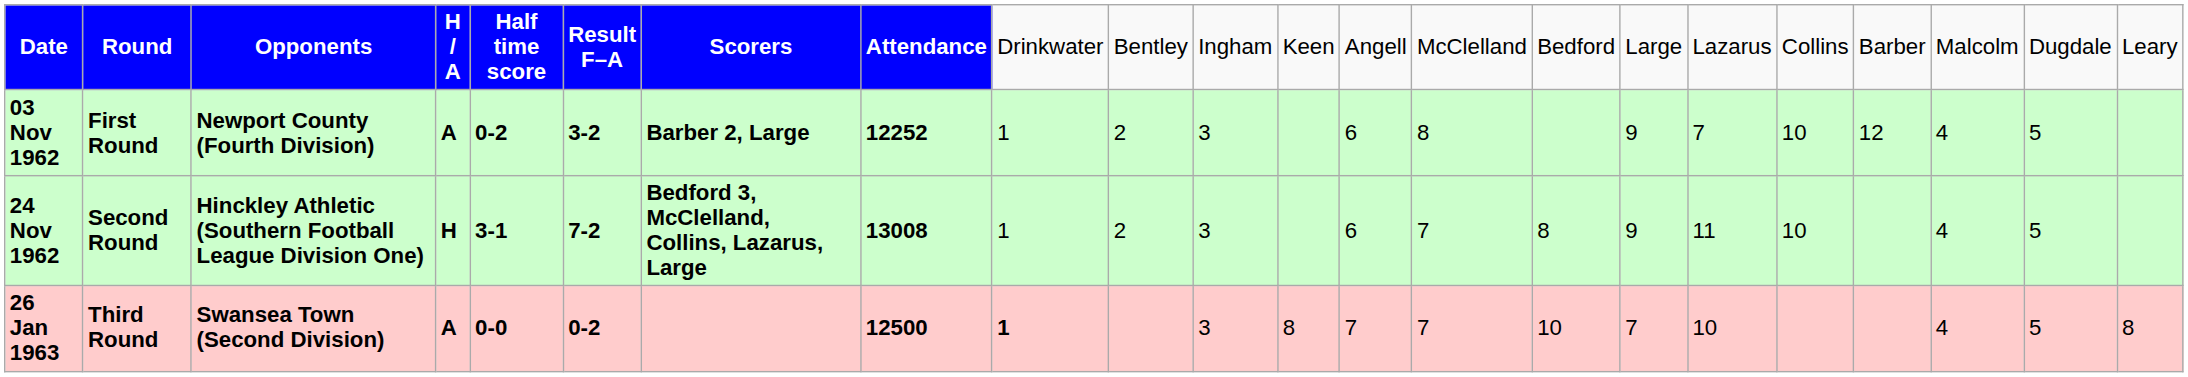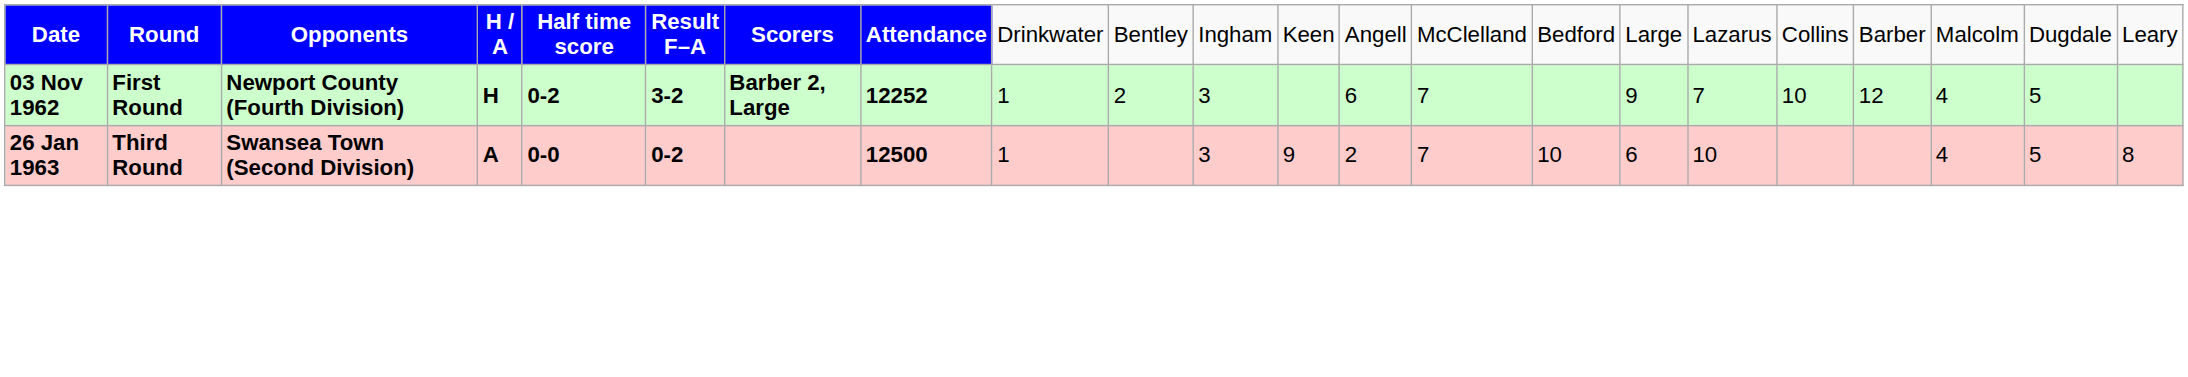(449, 132) A -> (491, 94) H
(1423, 132) 8 -> (1423, 94) 7
- row: (35, 230)
(1003, 328) bold -> (1003, 155) normal
(1289, 328) 8 -> (1289, 155) 9
(1351, 328) 7 -> (1351, 155) 2
(1632, 328) 7 -> (1632, 155) 6
